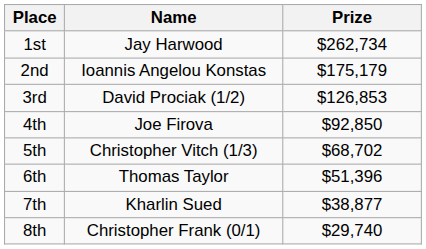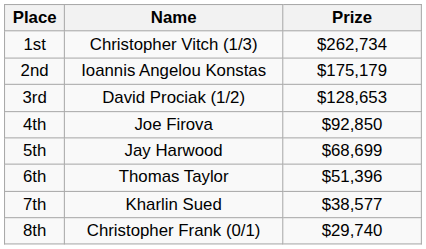(174, 44) Jay Harwood -> (174, 44) Christopher Vitch (1/3)
(352, 97) $126,853 -> (352, 97) $128,653
(174, 151) Christopher Vitch (1/3) -> (174, 151) Jay Harwood
(352, 151) $68,702 -> (352, 151) $68,699
(352, 204) $38,877 -> (352, 204) $38,577
